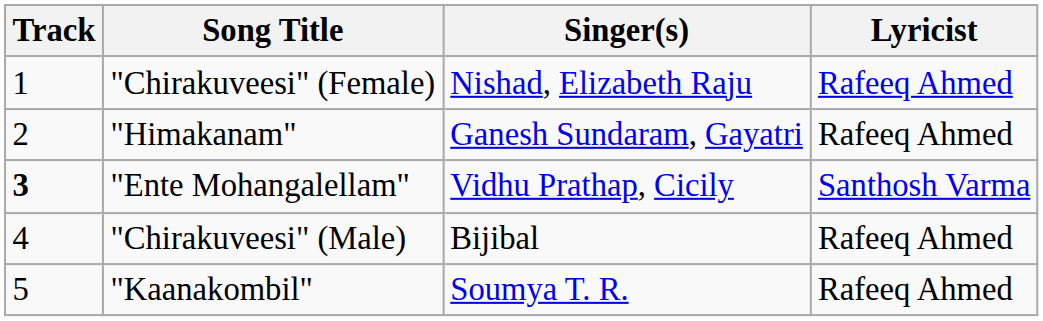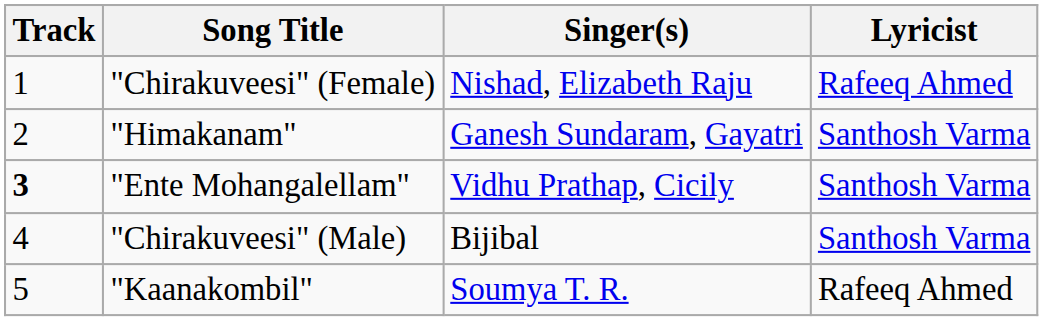(915, 133) Rafeeq Ahmed -> (924, 133) Santhosh Varma
(915, 237) Rafeeq Ahmed -> (924, 237) Santhosh Varma
